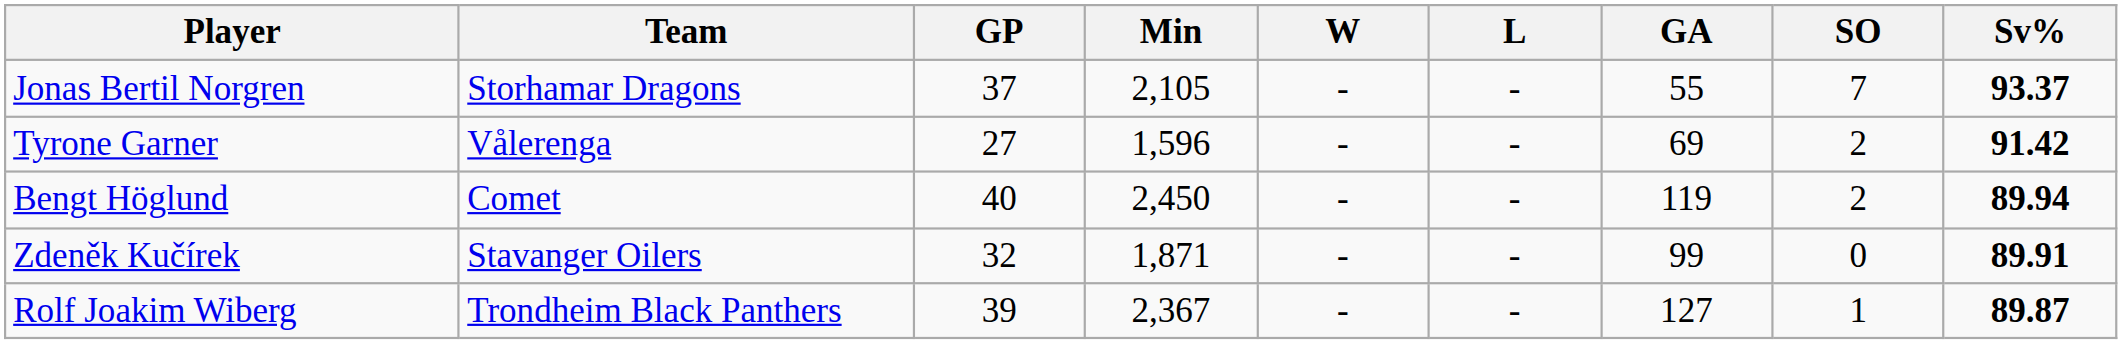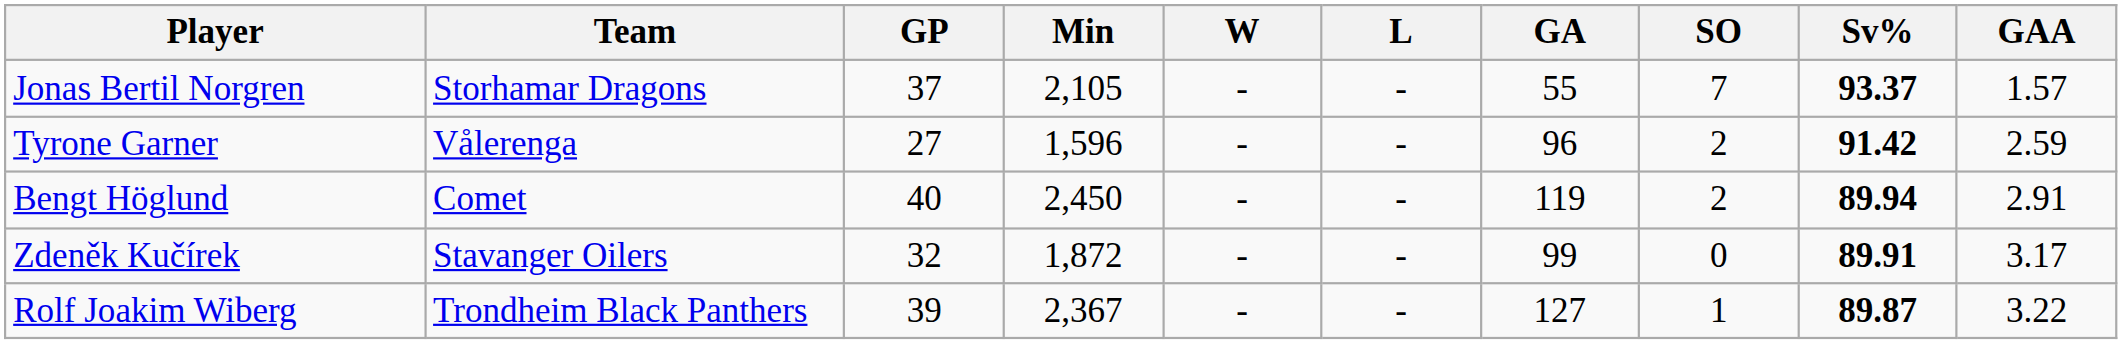+ column: (2037, 32)
(1686, 143) 69 -> (1560, 143) 96
(1171, 254) 1,871 -> (1083, 254) 1,872
